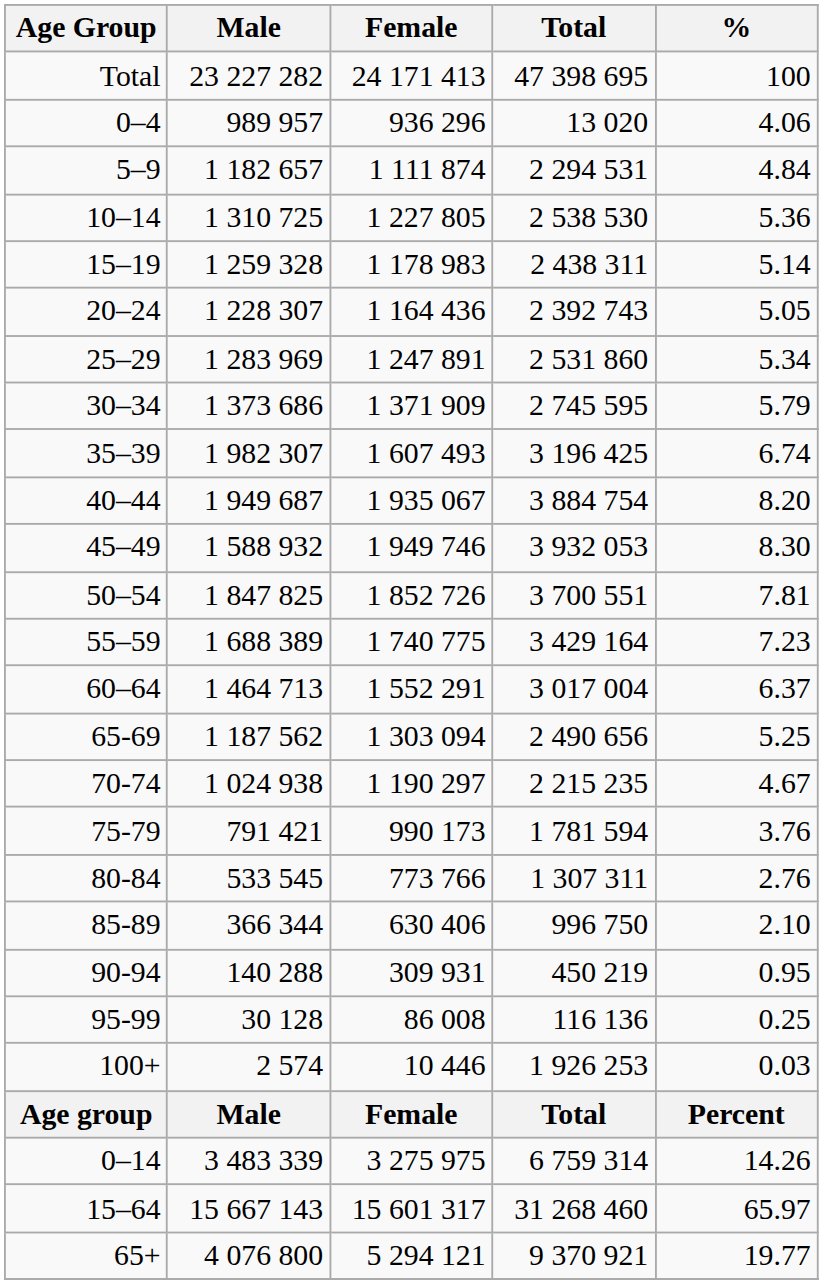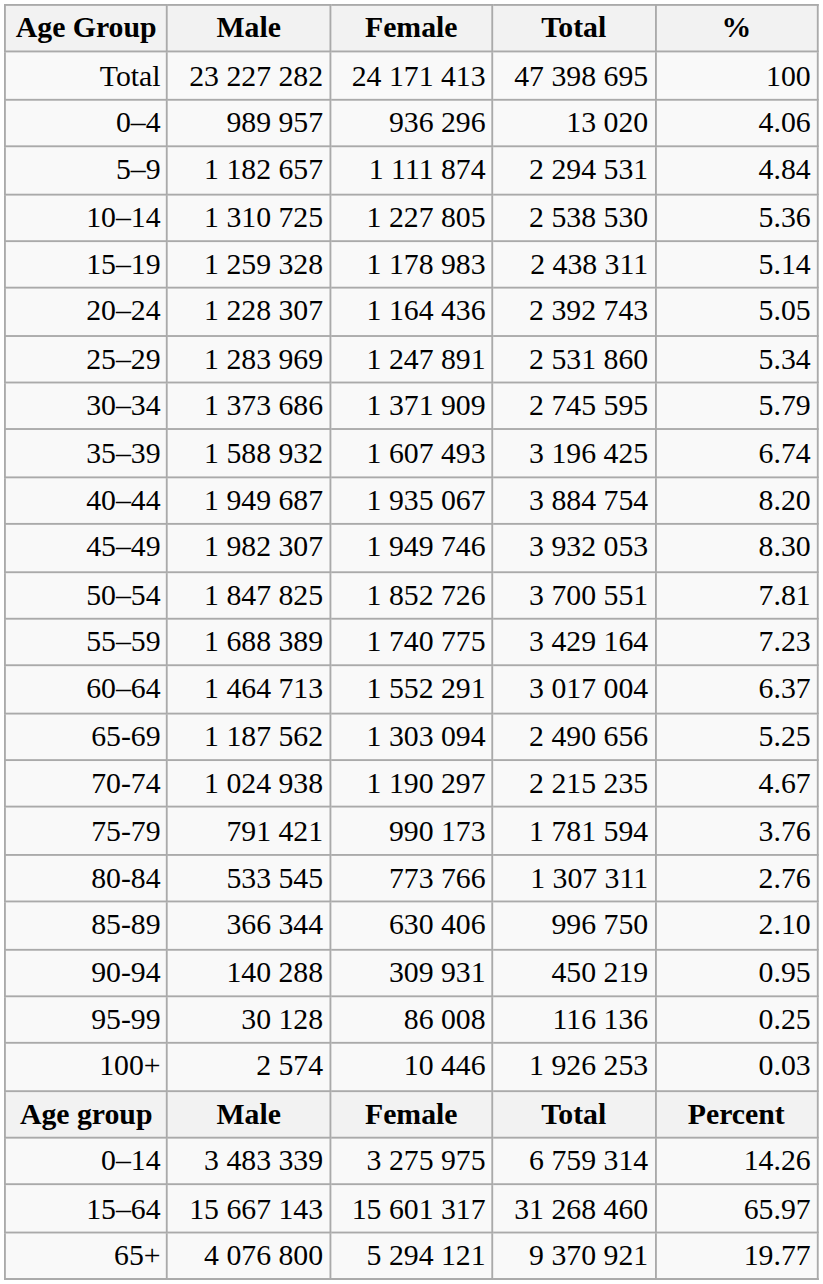(264, 452) 1 982 307 -> (264, 452) 1 588 932
(264, 547) 1 588 932 -> (264, 547) 1 982 307
